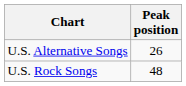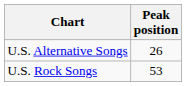(156, 71) 48 -> (156, 71) 53
